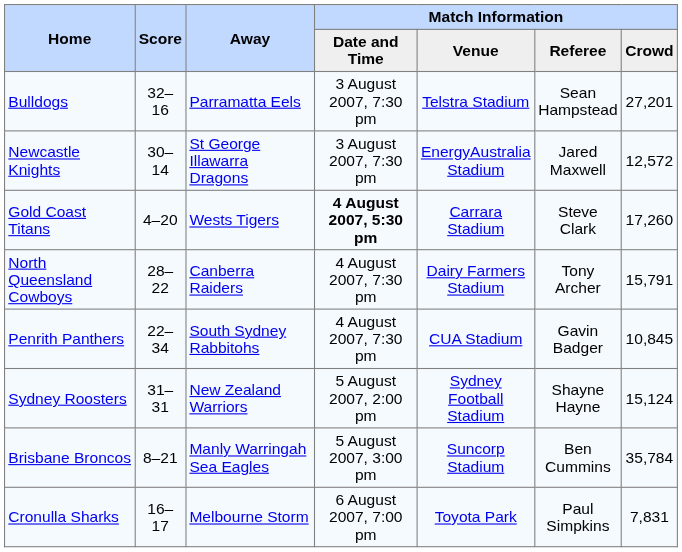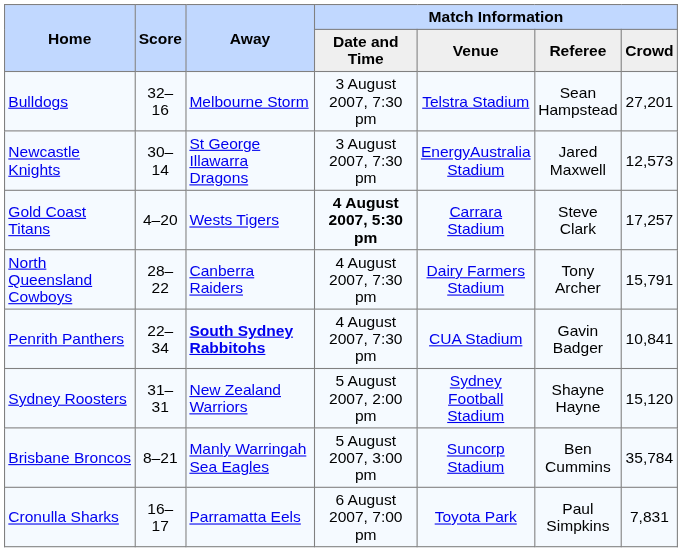(245, 101) Parramatta Eels -> (249, 101) Melbourne Storm
(649, 161) 12,572 -> (649, 161) 12,573
(649, 220) 17,260 -> (649, 220) 17,257
(238, 339) normal -> (241, 339) bold
(649, 339) 10,845 -> (649, 339) 10,841
(649, 398) 15,124 -> (649, 398) 15,120
(249, 517) Melbourne Storm -> (245, 517) Parramatta Eels
